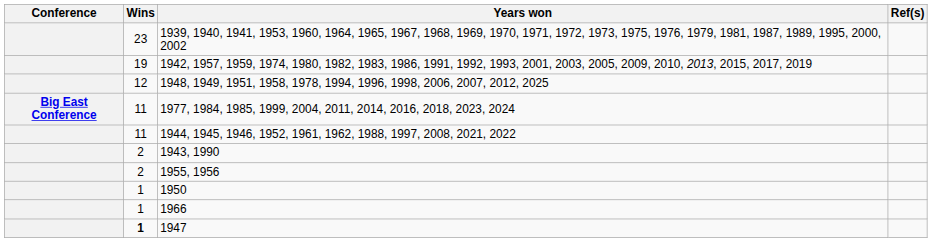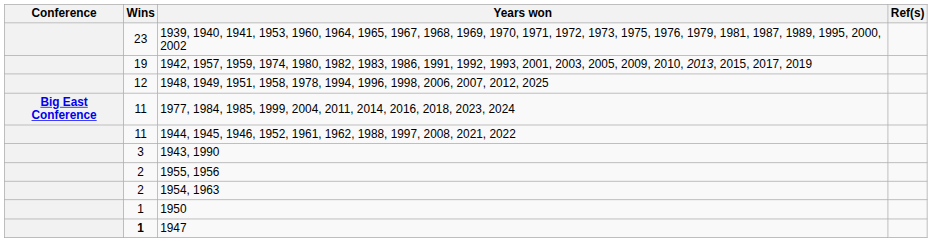(141, 153) 2 -> (141, 153) 3
+ row: (190, 190)
- row: (173, 209)
